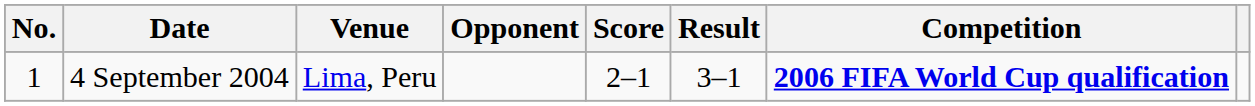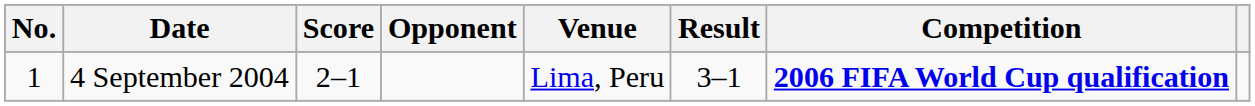columns swapped: (370, 28) <-> (629, 28)
